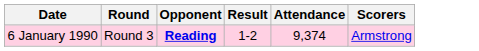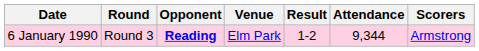+ column: (254, 14)
(309, 35) 9,374 -> (369, 35) 9,344
